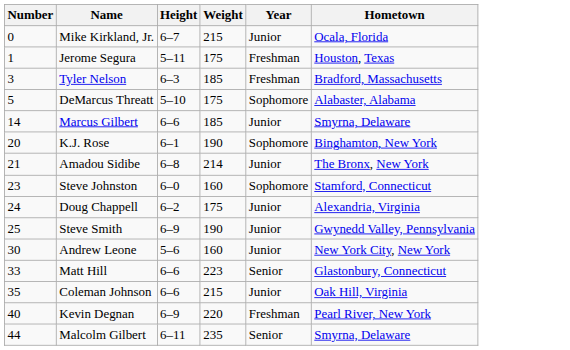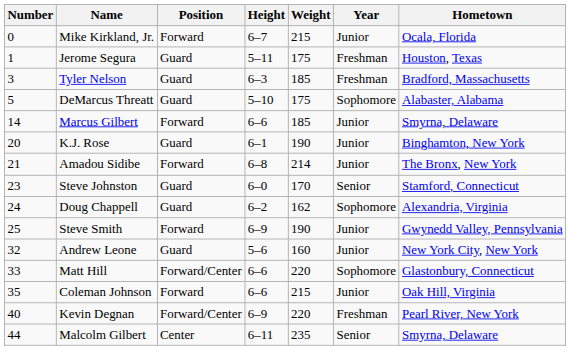+ column: (201, 15)
(279, 143) Sophomore -> (353, 143) Junior
(213, 185) 160 -> (301, 185) 170
(279, 185) Sophomore -> (353, 185) Senior
(213, 207) 175 -> (301, 207) 162
(265, 207) Junior -> (366, 207) Sophomore
(14, 249) 30 -> (14, 249) 32
(213, 270) 223 -> (301, 270) 220
(266, 270) Senior -> (366, 270) Sophomore
